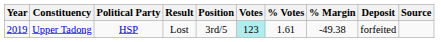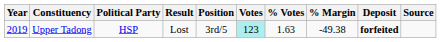(286, 29) 1.61 -> (286, 29) 1.63
(378, 29) normal -> (379, 29) bold
